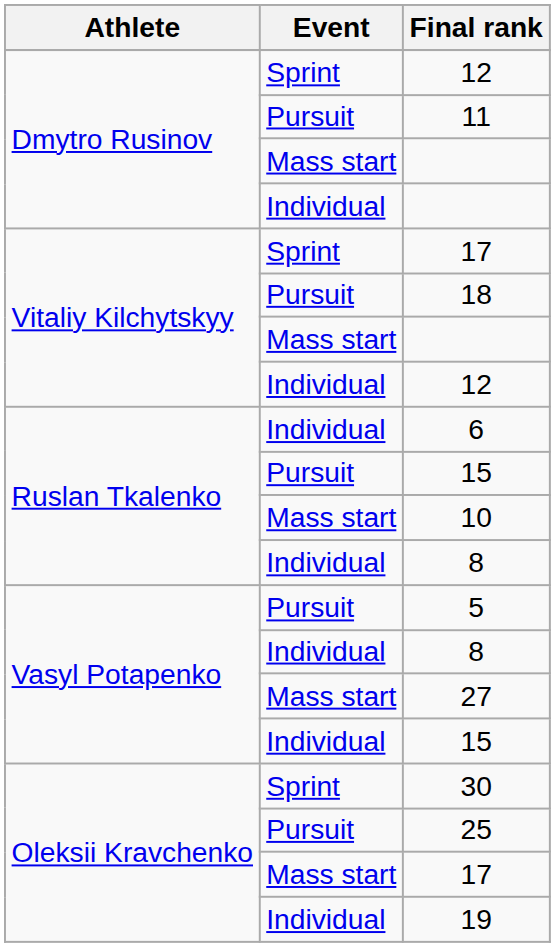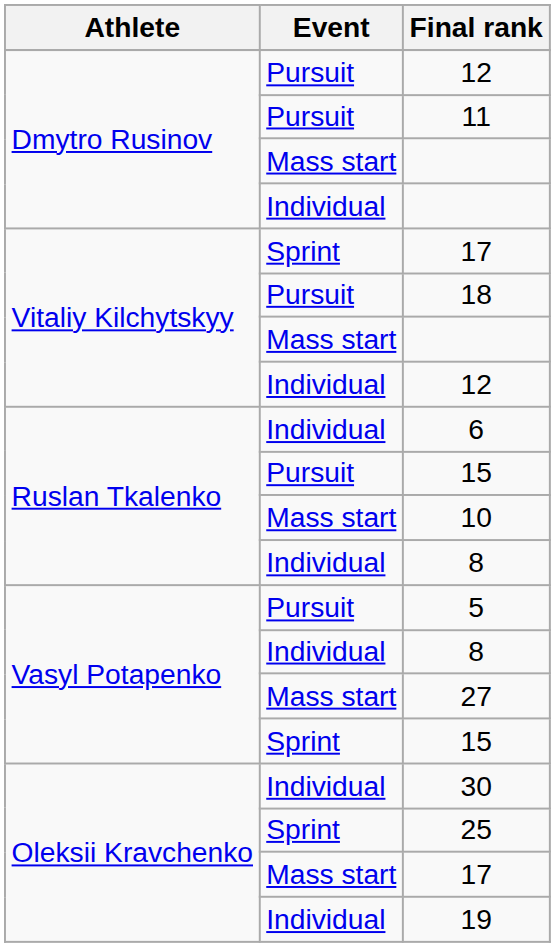(303, 72) Sprint -> (310, 72) Pursuit
(326, 741) Individual -> (303, 741) Sprint
(303, 786) Sprint -> (326, 786) Individual
(310, 830) Pursuit -> (303, 830) Sprint
